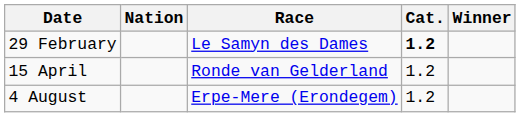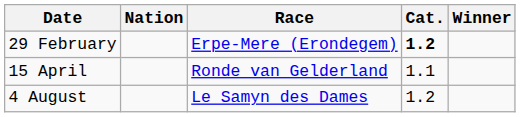(280, 45) Le Samyn des Dames -> (294, 45) Erpe-Mere (Erondegem)
(420, 71) 1.2 -> (420, 71) 1.1
(294, 98) Erpe-Mere (Erondegem) -> (280, 98) Le Samyn des Dames
